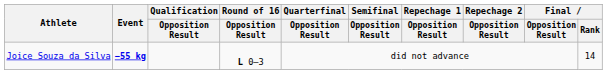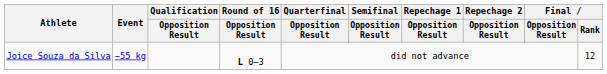(130, 55) bold -> (130, 55) normal
(590, 55) 14 -> (590, 55) 12
